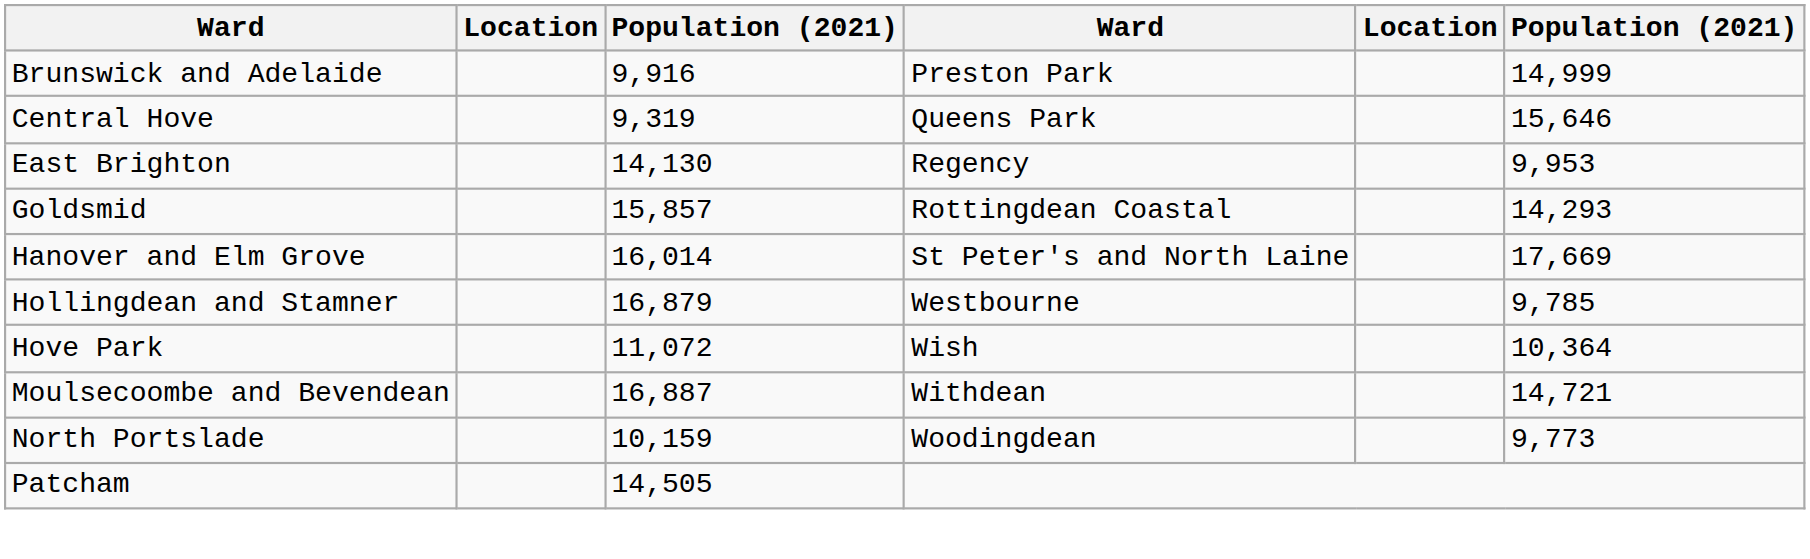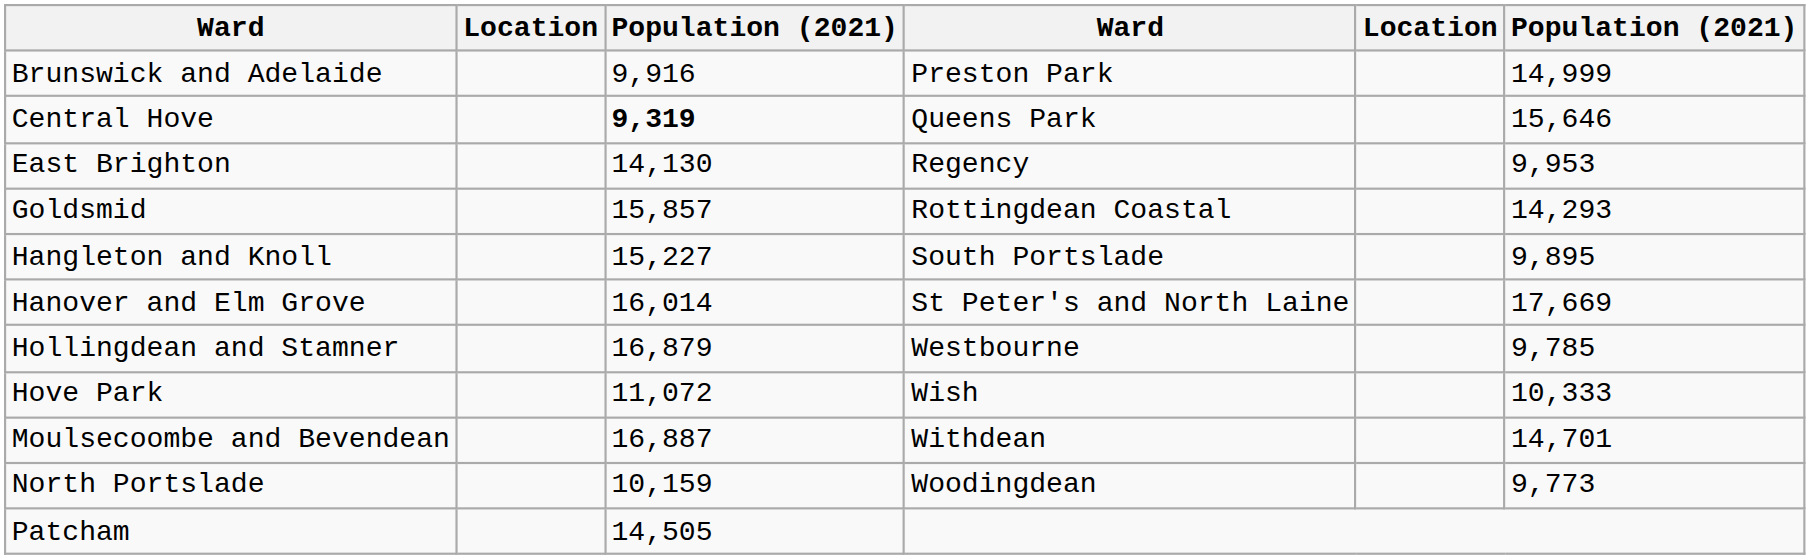(654, 119) normal -> (654, 119) bold
+ row: (172, 257)
(1562, 348) 10,364 -> (1562, 394) 10,333
(1562, 394) 14,721 -> (1562, 440) 14,701
